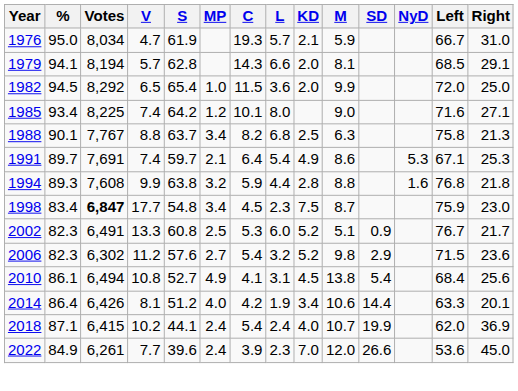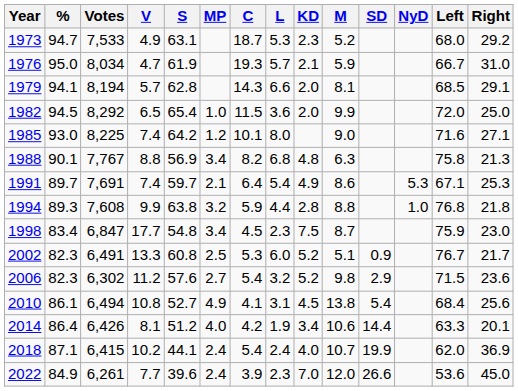+ row: (25, 40)
(63, 111) 93.4 -> (63, 135) 93.0
(182, 135) 63.7 -> (182, 159) 56.9
(309, 135) 2.5 -> (309, 159) 4.8
(418, 183) 1.6 -> (418, 207) 1.0
(106, 207) bold -> (106, 231) normal
